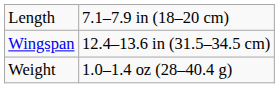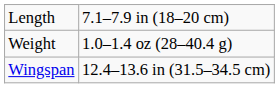rows swapped: (32, 69) <-> (41, 43)
